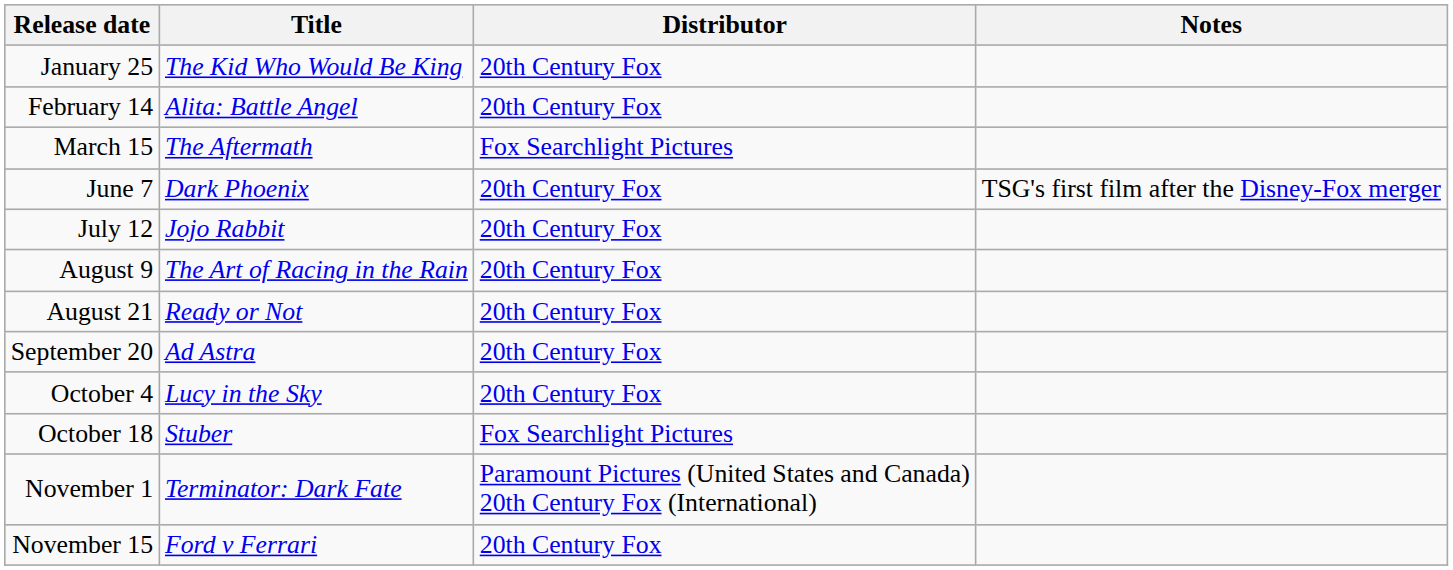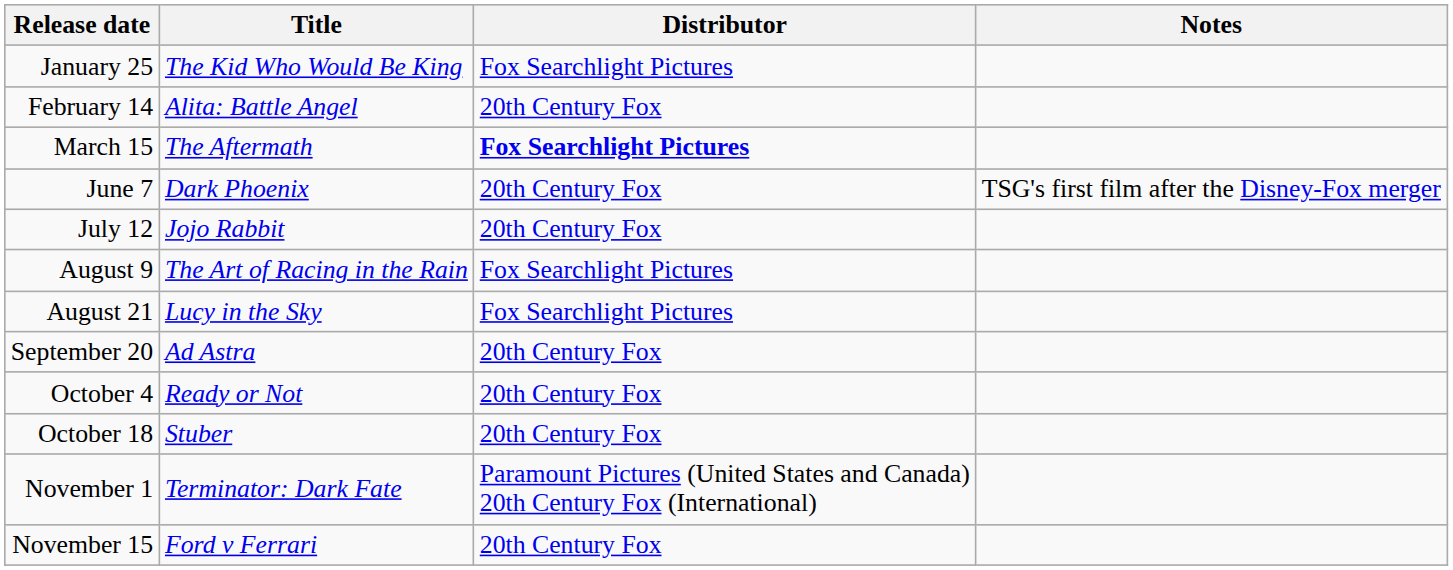(571, 65) 20th Century Fox -> (606, 65) Fox Searchlight Pictures
(606, 147) normal -> (615, 147) bold
(571, 270) 20th Century Fox -> (606, 270) Fox Searchlight Pictures
(234, 310) Ready or Not -> (243, 310) Lucy in the Sky
(571, 310) 20th Century Fox -> (606, 310) Fox Searchlight Pictures
(243, 392) Lucy in the Sky -> (234, 392) Ready or Not
(606, 433) Fox Searchlight Pictures -> (571, 433) 20th Century Fox
